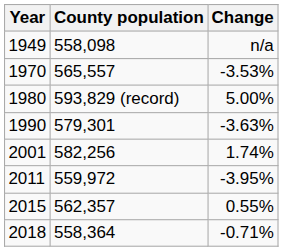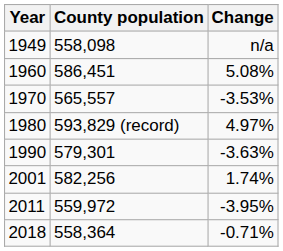+ row: (27, 71)
(250, 98) 5.00% -> (250, 125) 4.97%
- row: (27, 206)
